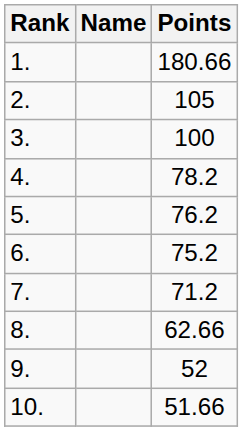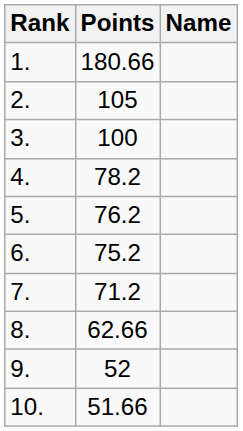columns swapped: (113, 23) <-> (194, 23)
